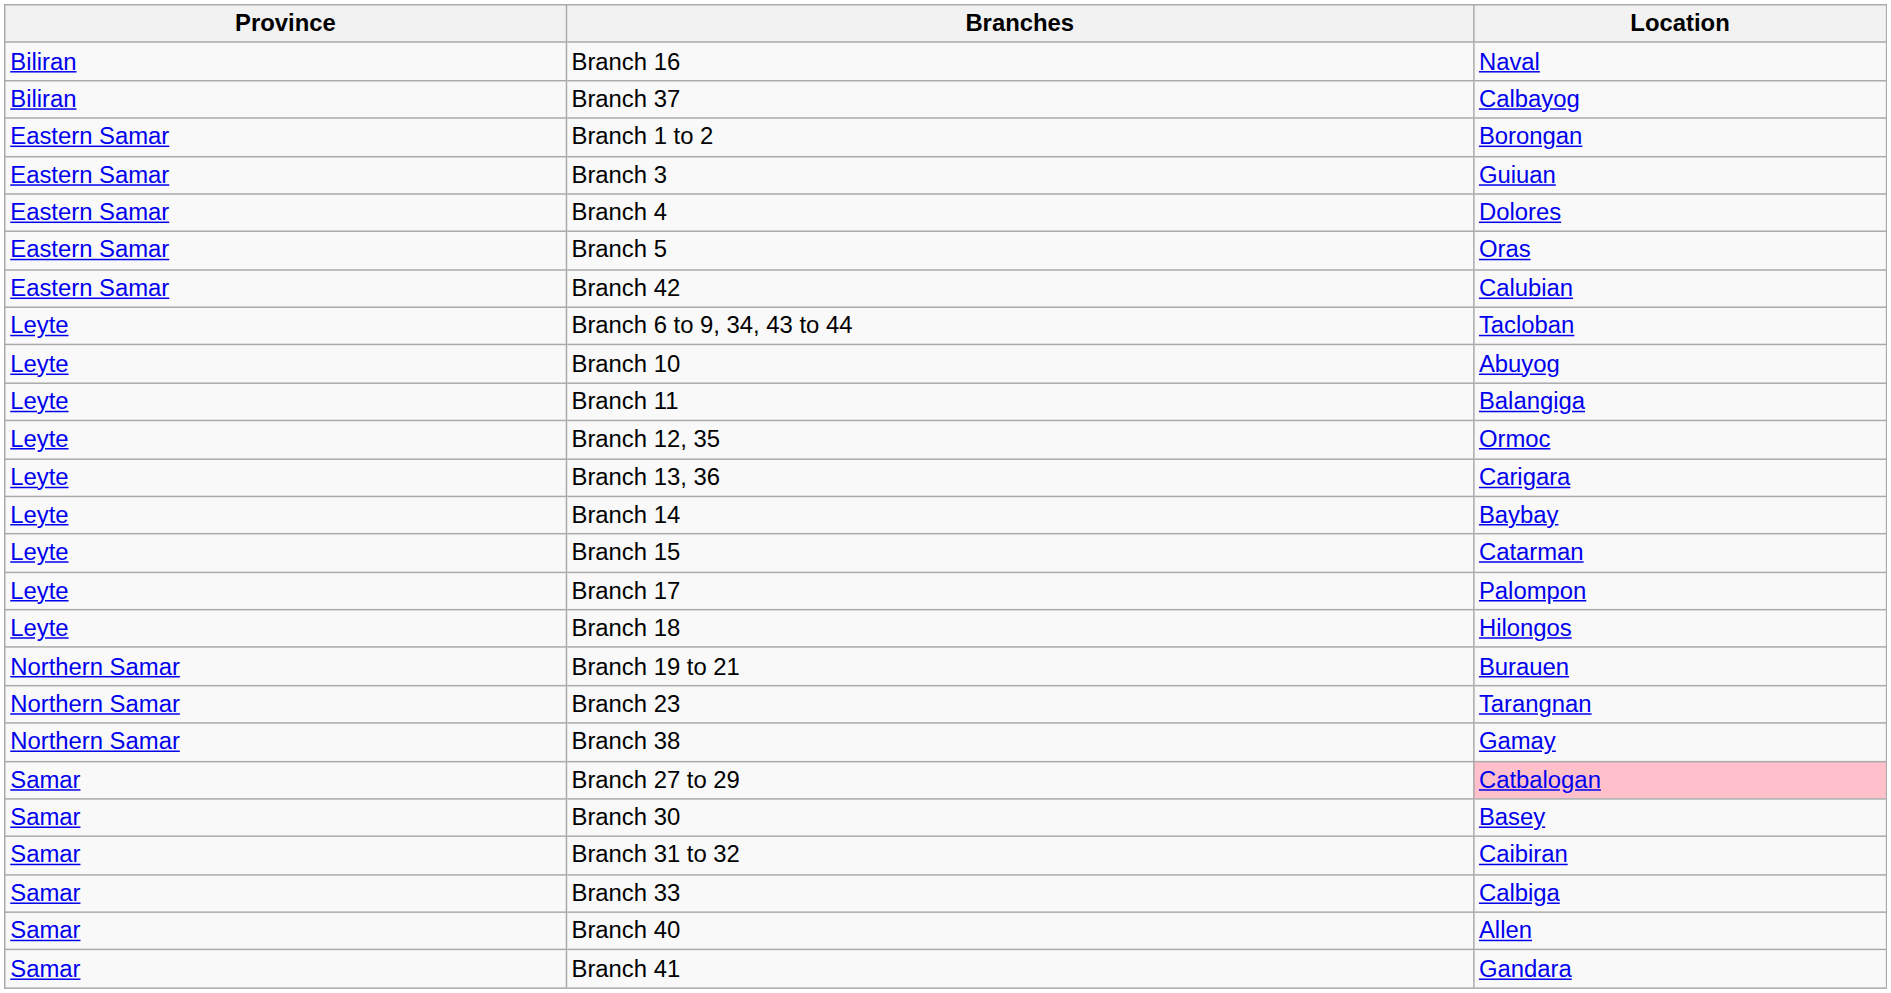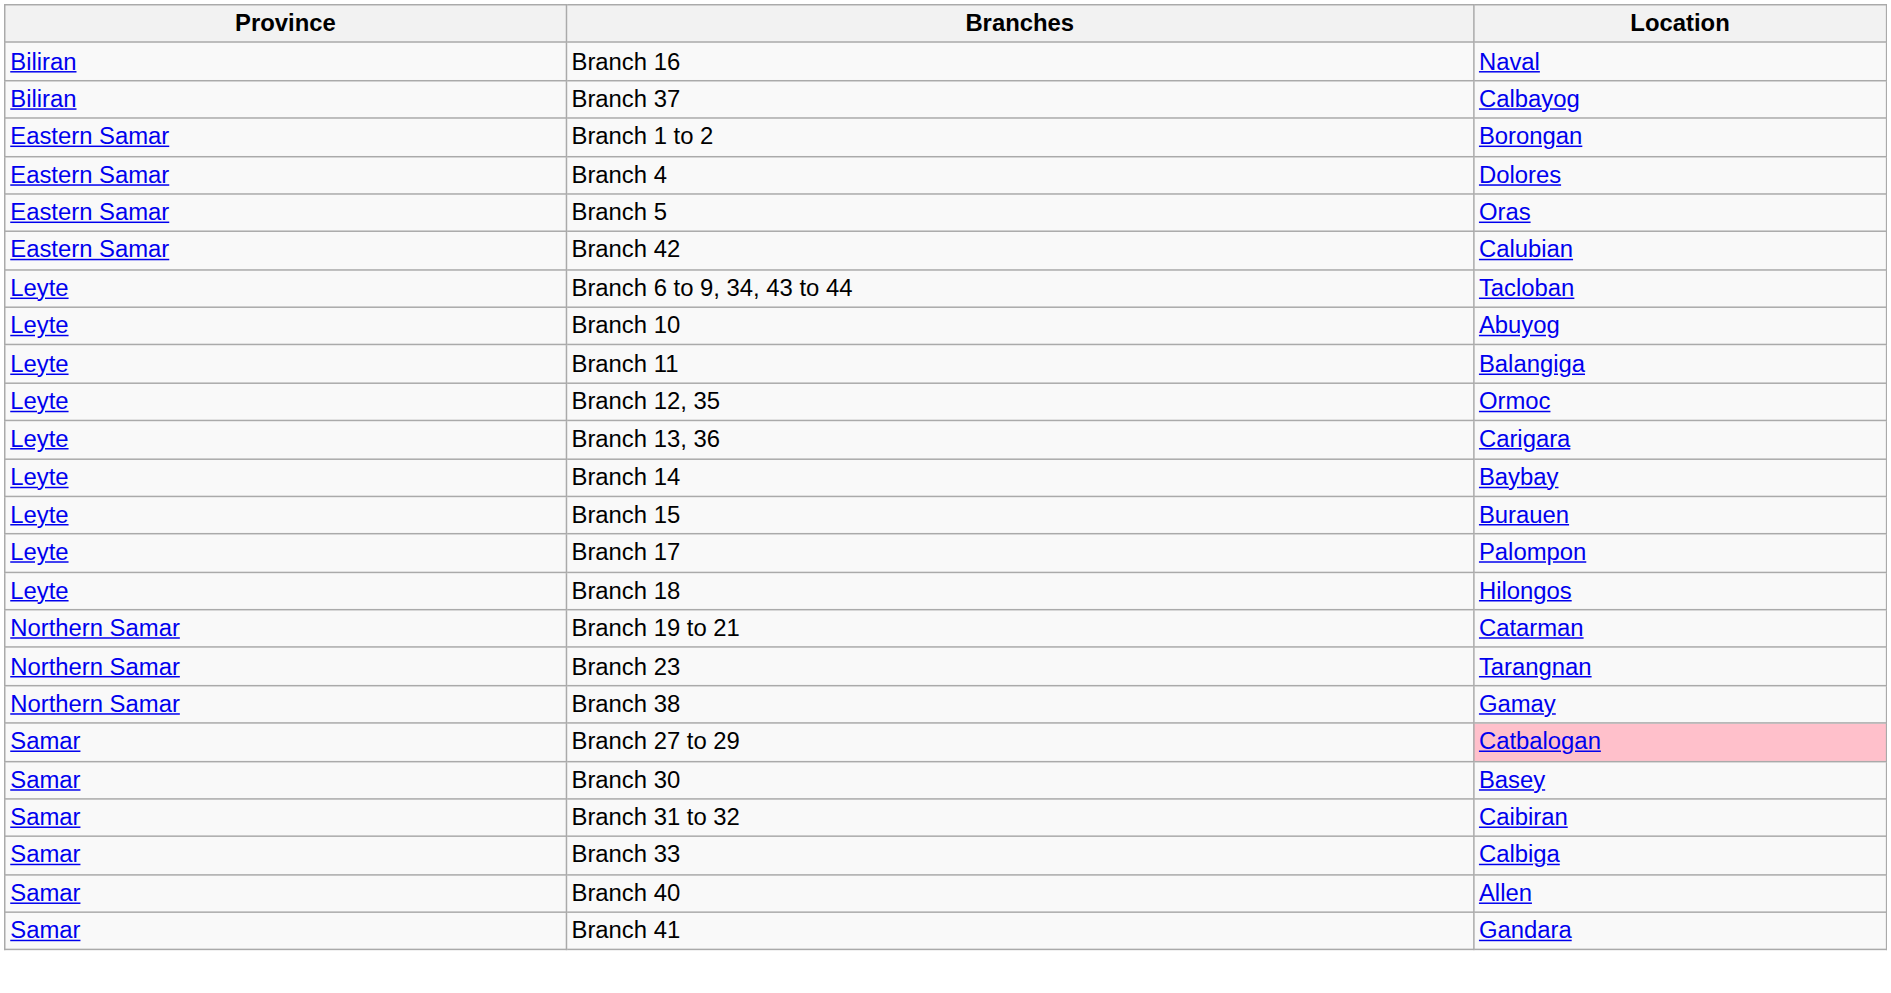- row: (619, 174)
(1531, 552) Catarman -> (1524, 514) Burauen
(1524, 666) Burauen -> (1531, 628) Catarman
